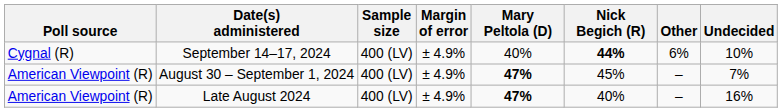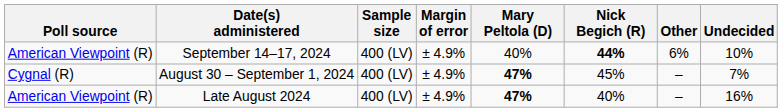(41, 53) Cygnal (R) -> (80, 53) American Viewpoint (R)
(80, 75) American Viewpoint (R) -> (41, 75) Cygnal (R)
